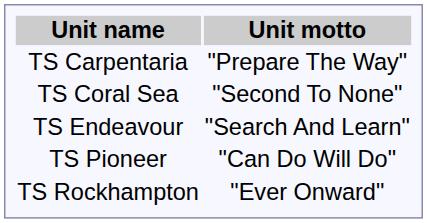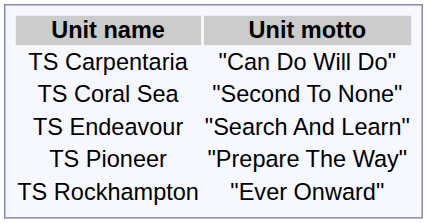(307, 62) "Prepare The Way" -> (307, 62) "Can Do Will Do"
(307, 159) "Can Do Will Do" -> (307, 159) "Prepare The Way"
